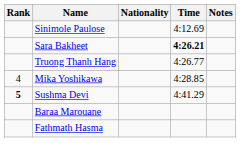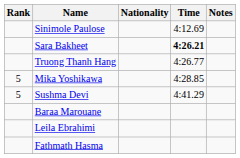(18, 79) 4 -> (18, 79) 5
(18, 95) bold -> (18, 95) normal
+ row: (65, 128)
